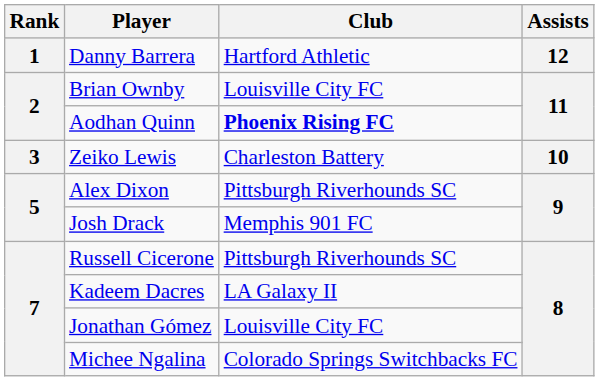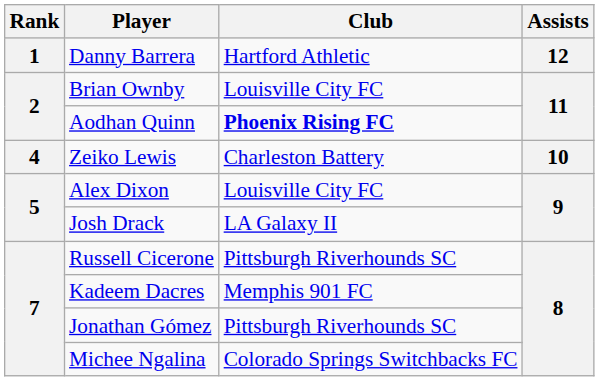(34, 156) 3 -> (34, 156) 4
(340, 190) Pittsburgh Riverhounds SC -> (303, 190) Louisville City FC
(298, 223) Memphis 901 FC -> (280, 223) LA Galaxy II
(280, 291) LA Galaxy II -> (298, 291) Memphis 901 FC
(303, 325) Louisville City FC -> (340, 325) Pittsburgh Riverhounds SC
